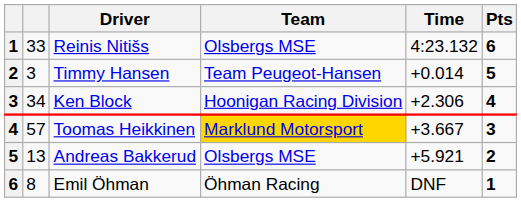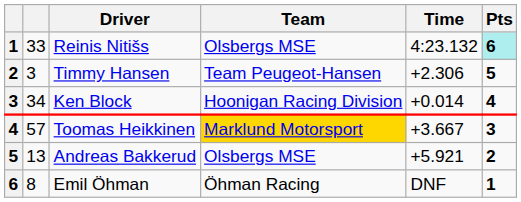(491, 46) no background -> (491, 46) paleturquoise background
(437, 73) +0.014 -> (437, 73) +2.306
(437, 101) +2.306 -> (437, 101) +0.014
